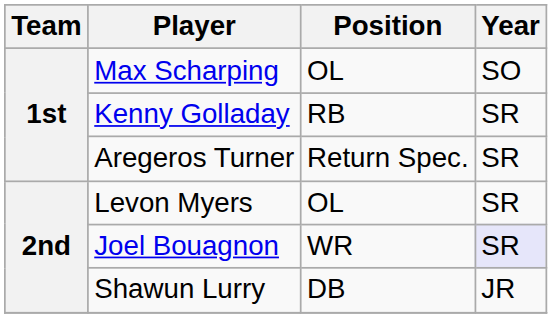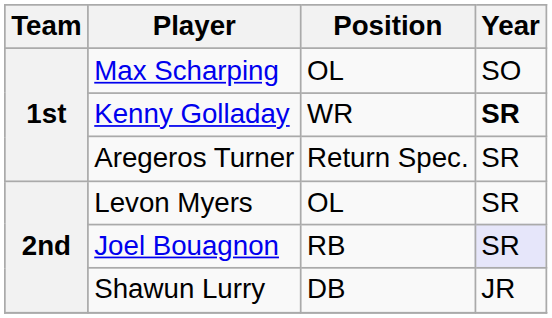(326, 114) RB -> (330, 114) WR
(501, 114) normal -> (501, 114) bold
(330, 245) WR -> (326, 245) RB
